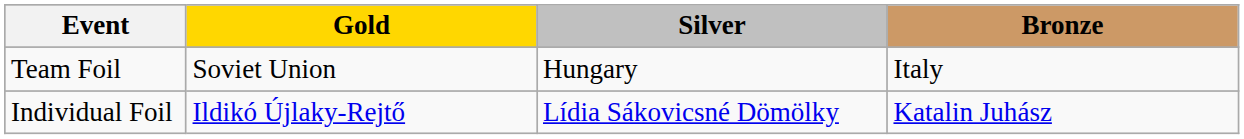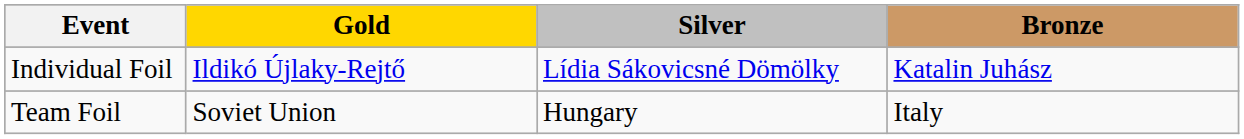rows swapped: (92, 111) <-> (66, 68)
